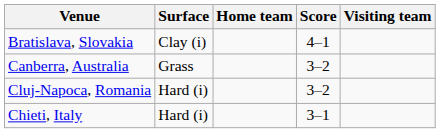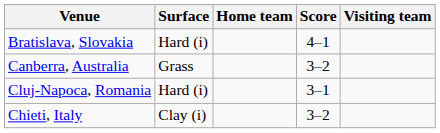(182, 41) Clay (i) -> (183, 41) Hard (i)
(318, 90) 3–2 -> (318, 90) 3–1
(183, 115) Hard (i) -> (182, 115) Clay (i)
(318, 115) 3–1 -> (318, 115) 3–2
